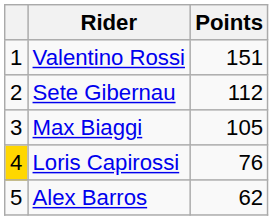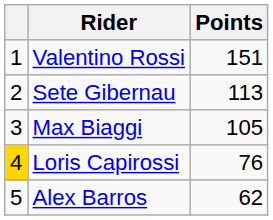(245, 93) 112 -> (245, 93) 113
